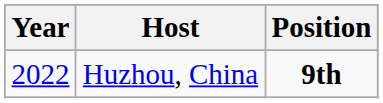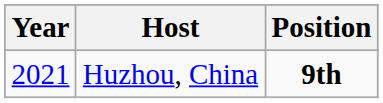(41, 73) 2022 -> (41, 73) 2021
